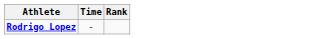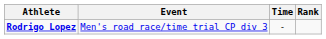+ column: (174, 12)
